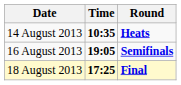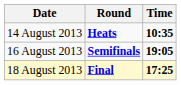columns swapped: (101, 13) <-> (147, 13)
